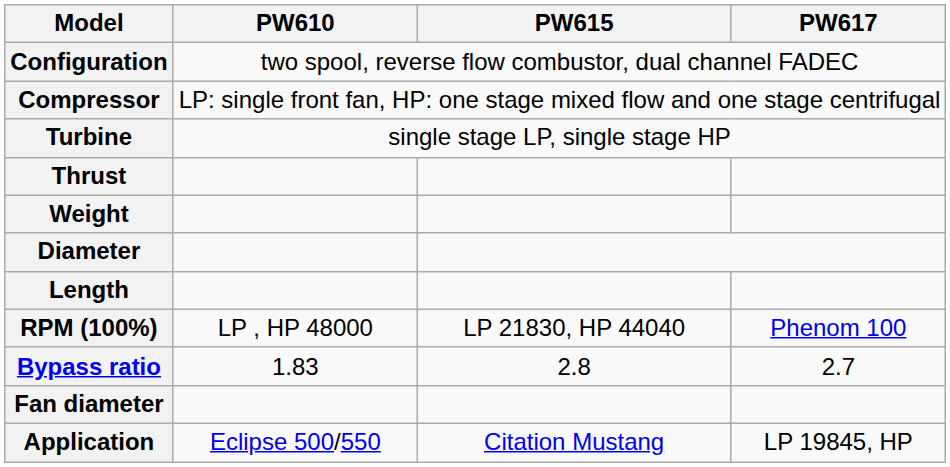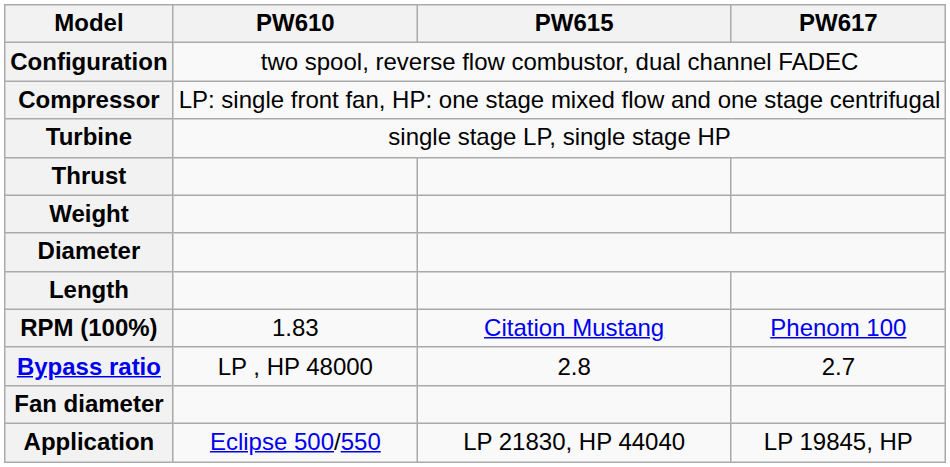(295, 328) LP , HP 48000 -> (295, 328) 1.83
(574, 328) LP 21830, HP 44040 -> (574, 328) Citation Mustang
(295, 366) 1.83 -> (295, 366) LP , HP 48000
(574, 442) Citation Mustang -> (574, 442) LP 21830, HP 44040
